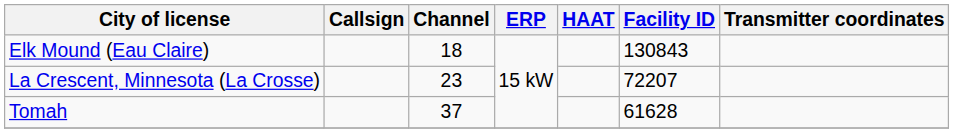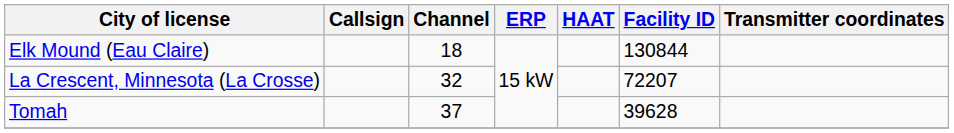(656, 50) 130843 -> (656, 50) 130844
(451, 81) 23 -> (451, 81) 32
(650, 111) 61628 -> (650, 111) 39628
